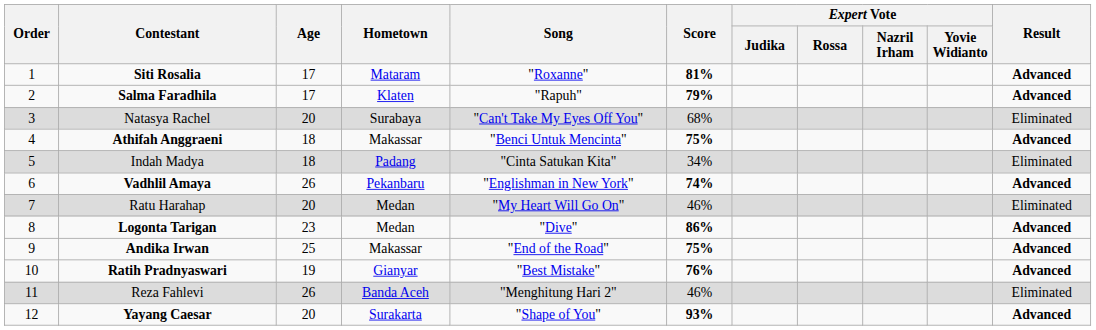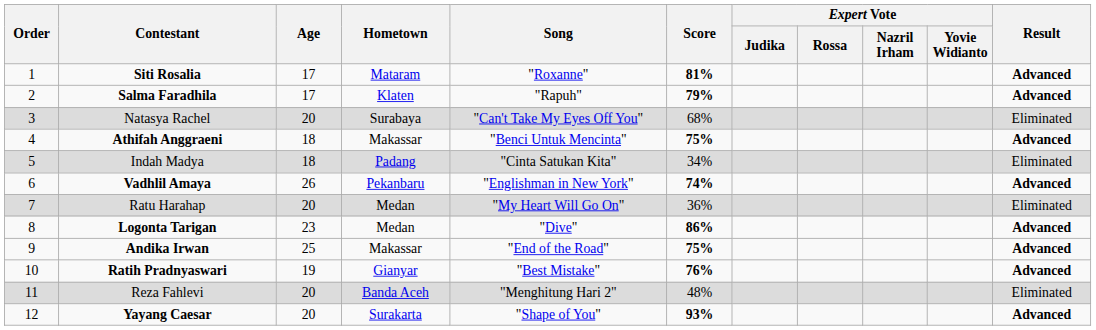(700, 205) 46% -> (700, 205) 36%
(309, 292) 26 -> (309, 292) 20
(700, 292) 46% -> (700, 292) 48%
